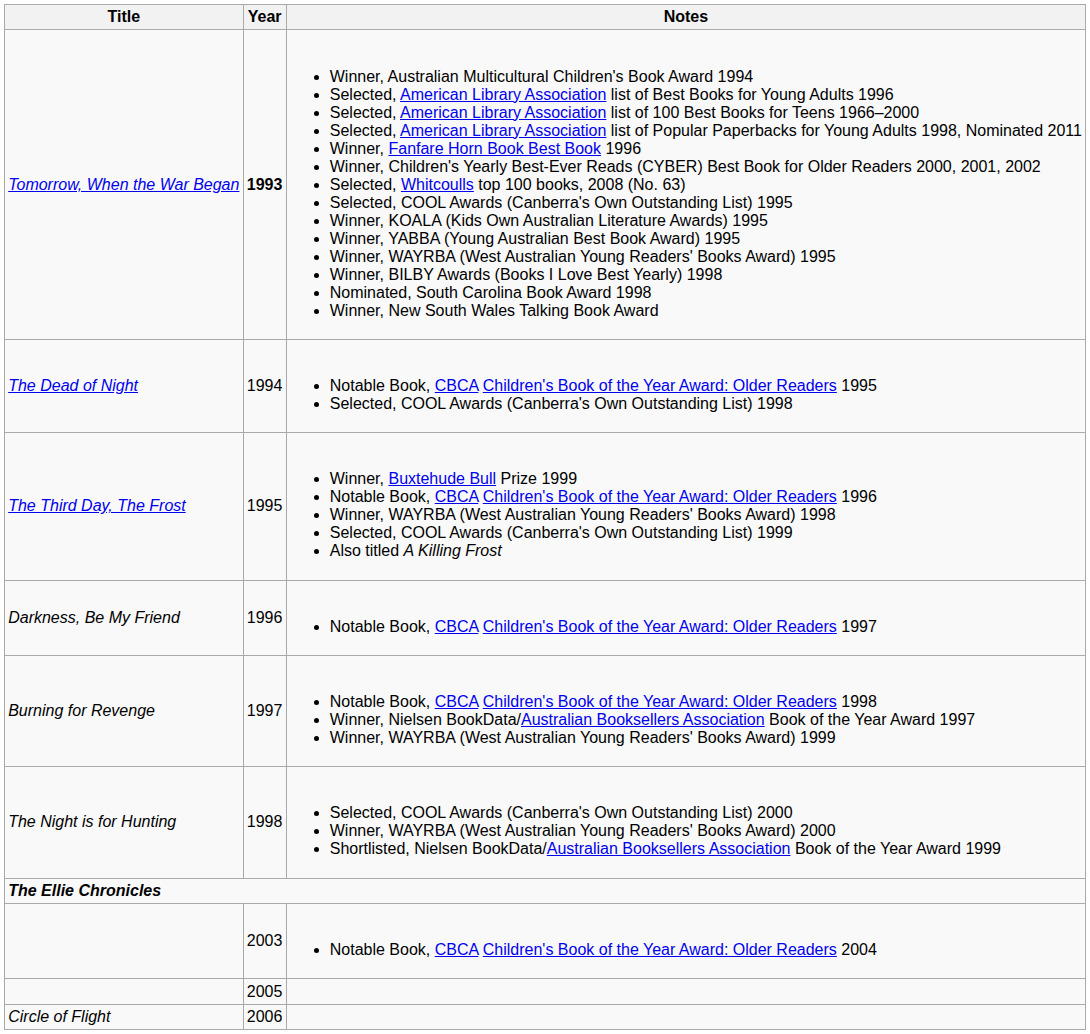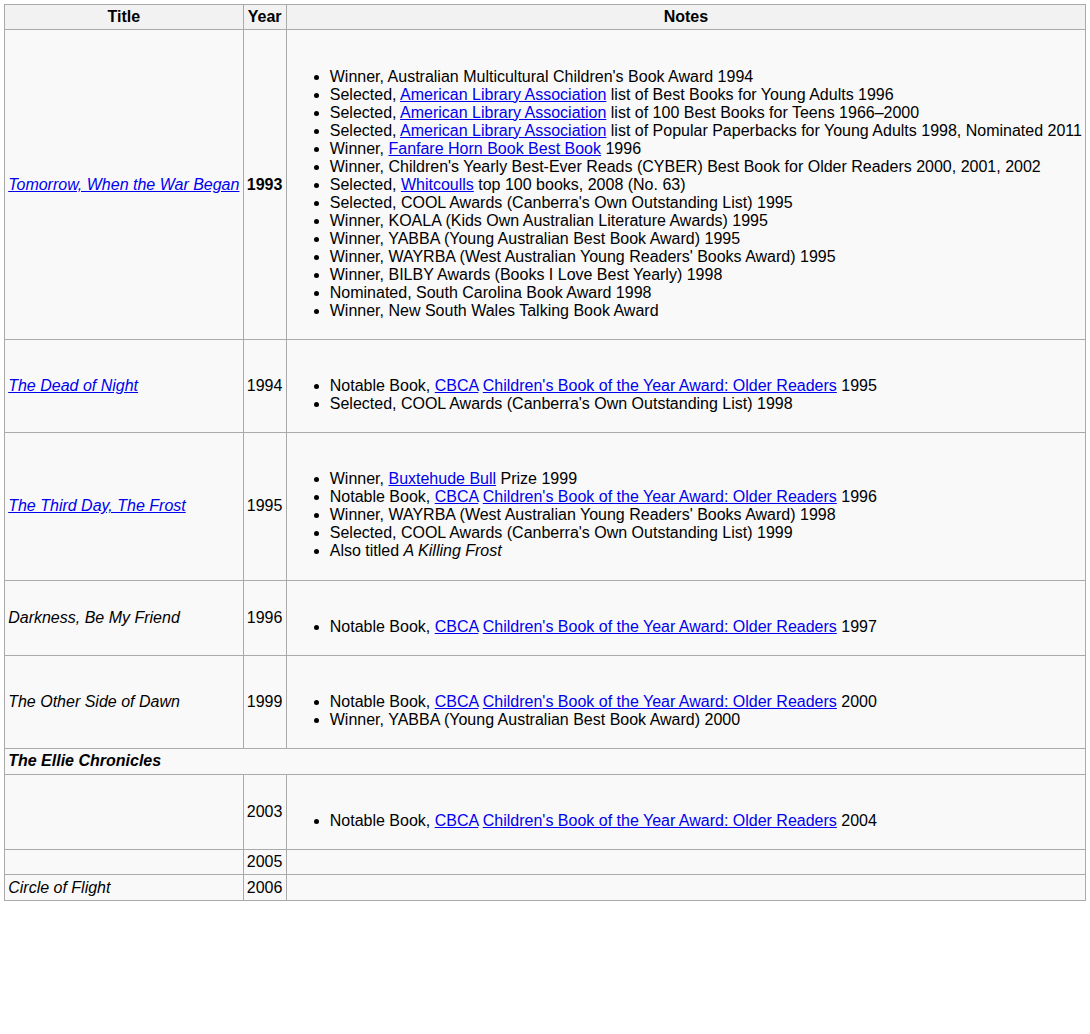- row: (82, 711)
- row: (92, 822)
+ row: (94, 702)
